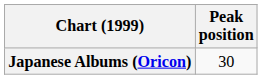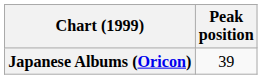(226, 61) 30 -> (226, 61) 39
